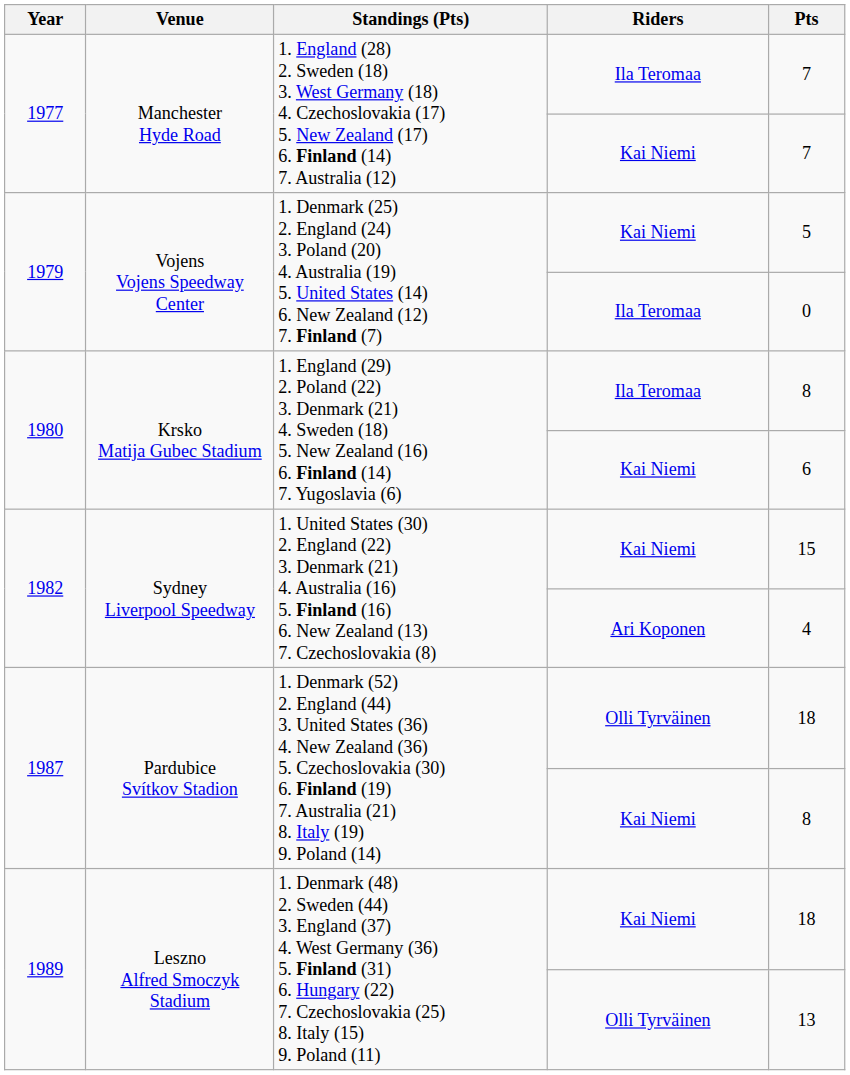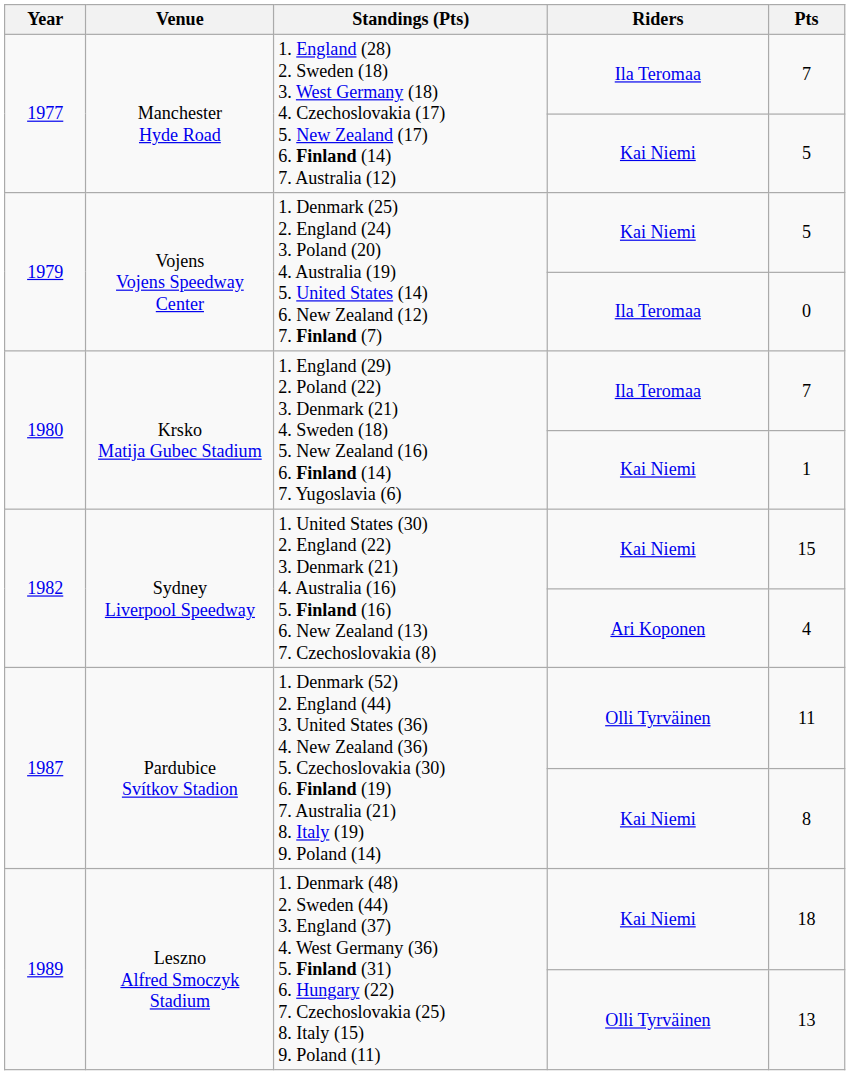(807, 153) 7 -> (807, 153) 5
(807, 390) 8 -> (807, 390) 7
(807, 469) 6 -> (807, 469) 1
(807, 718) 18 -> (807, 718) 11
